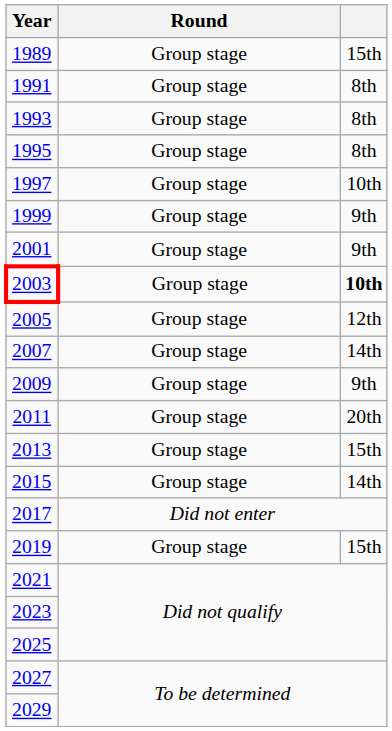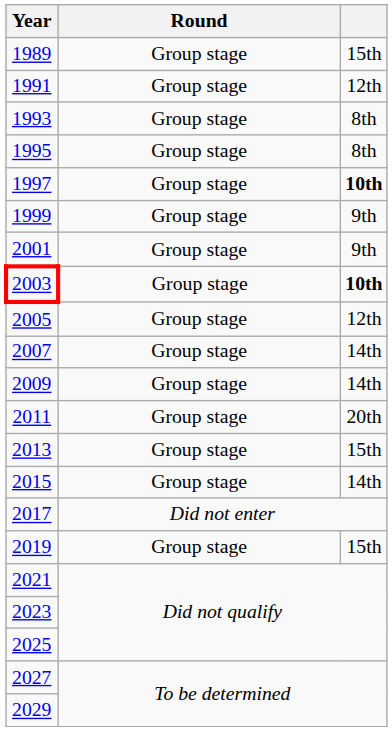(364, 86) 8th -> (364, 86) 12th
(364, 183) normal -> (364, 183) bold
(364, 384) 9th -> (364, 384) 14th
